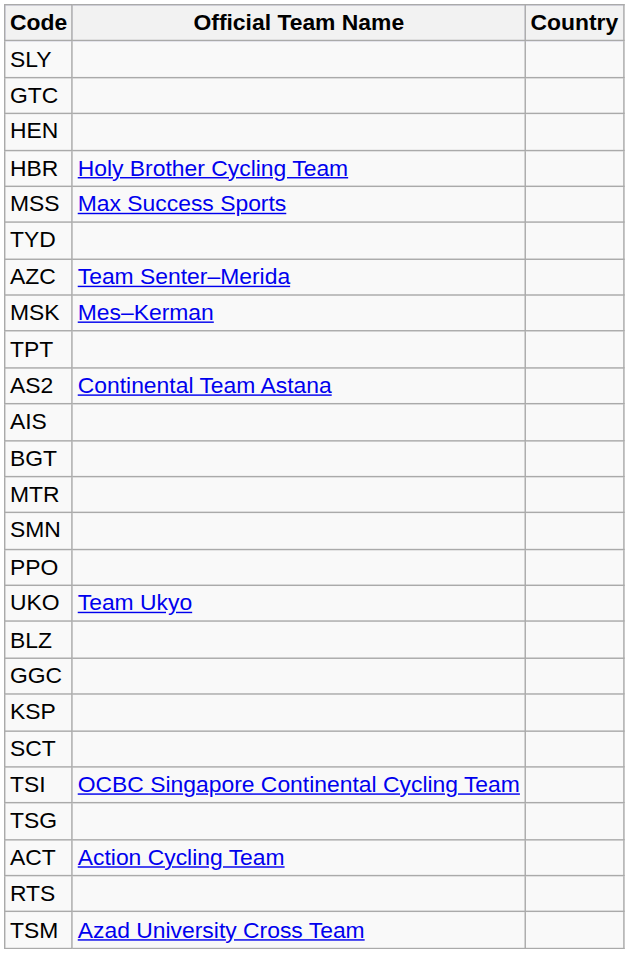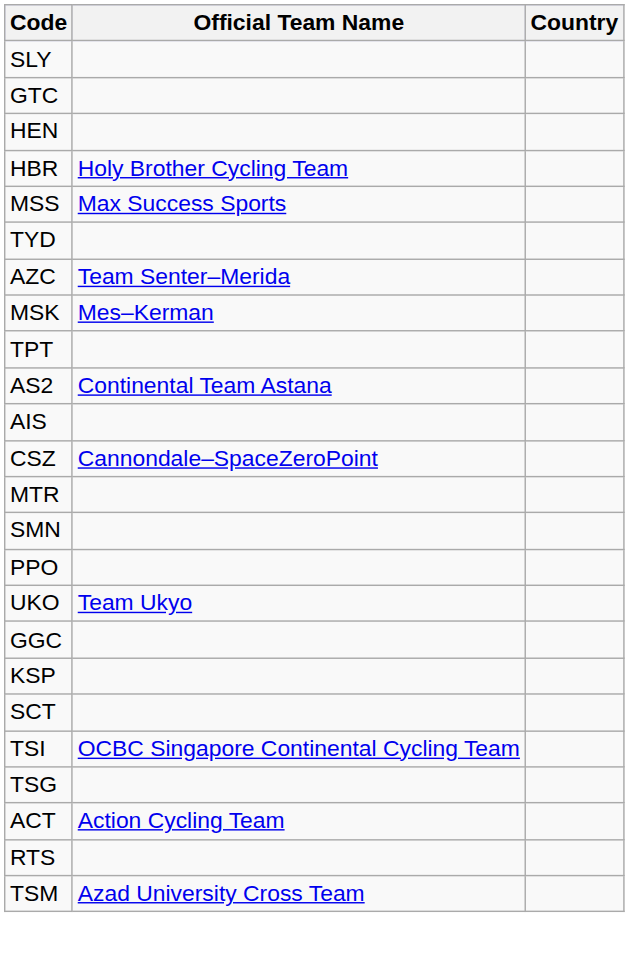- row: (34, 458)
+ row: (33, 458)
- row: (31, 639)
